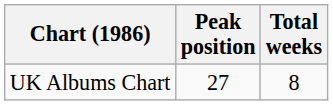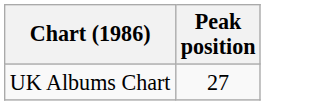- column: (294, 34)
